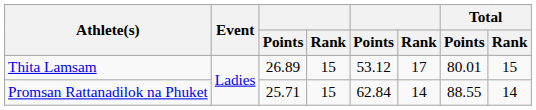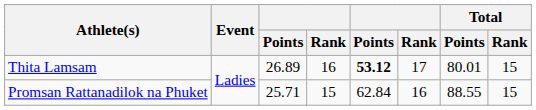(328, 67) 15 -> (328, 67) 16
(374, 67) normal -> (374, 67) bold
(419, 93) 14 -> (419, 93) 16
(510, 93) 14 -> (510, 93) 15
